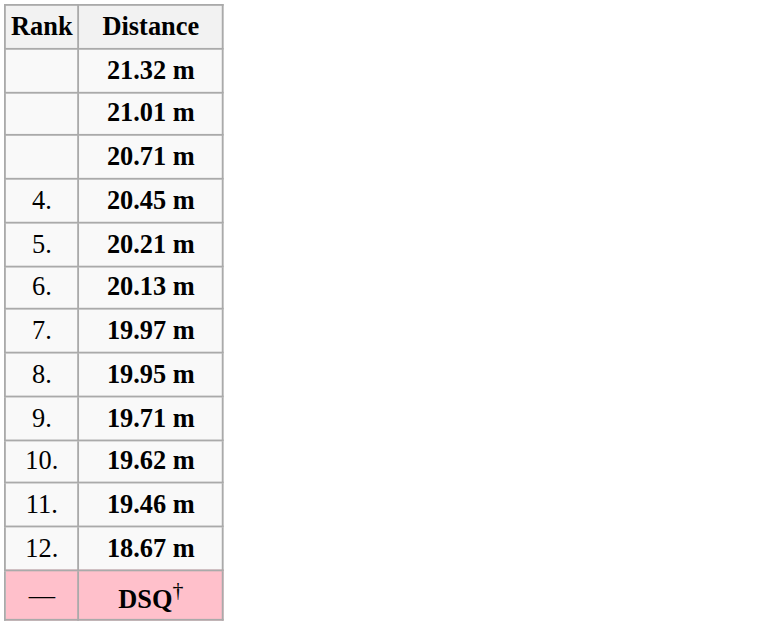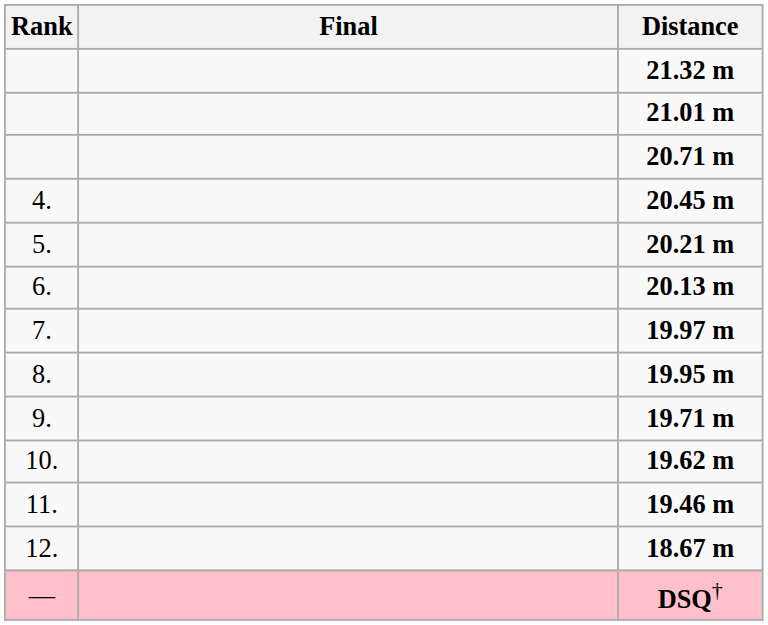+ column: (348, 26)
